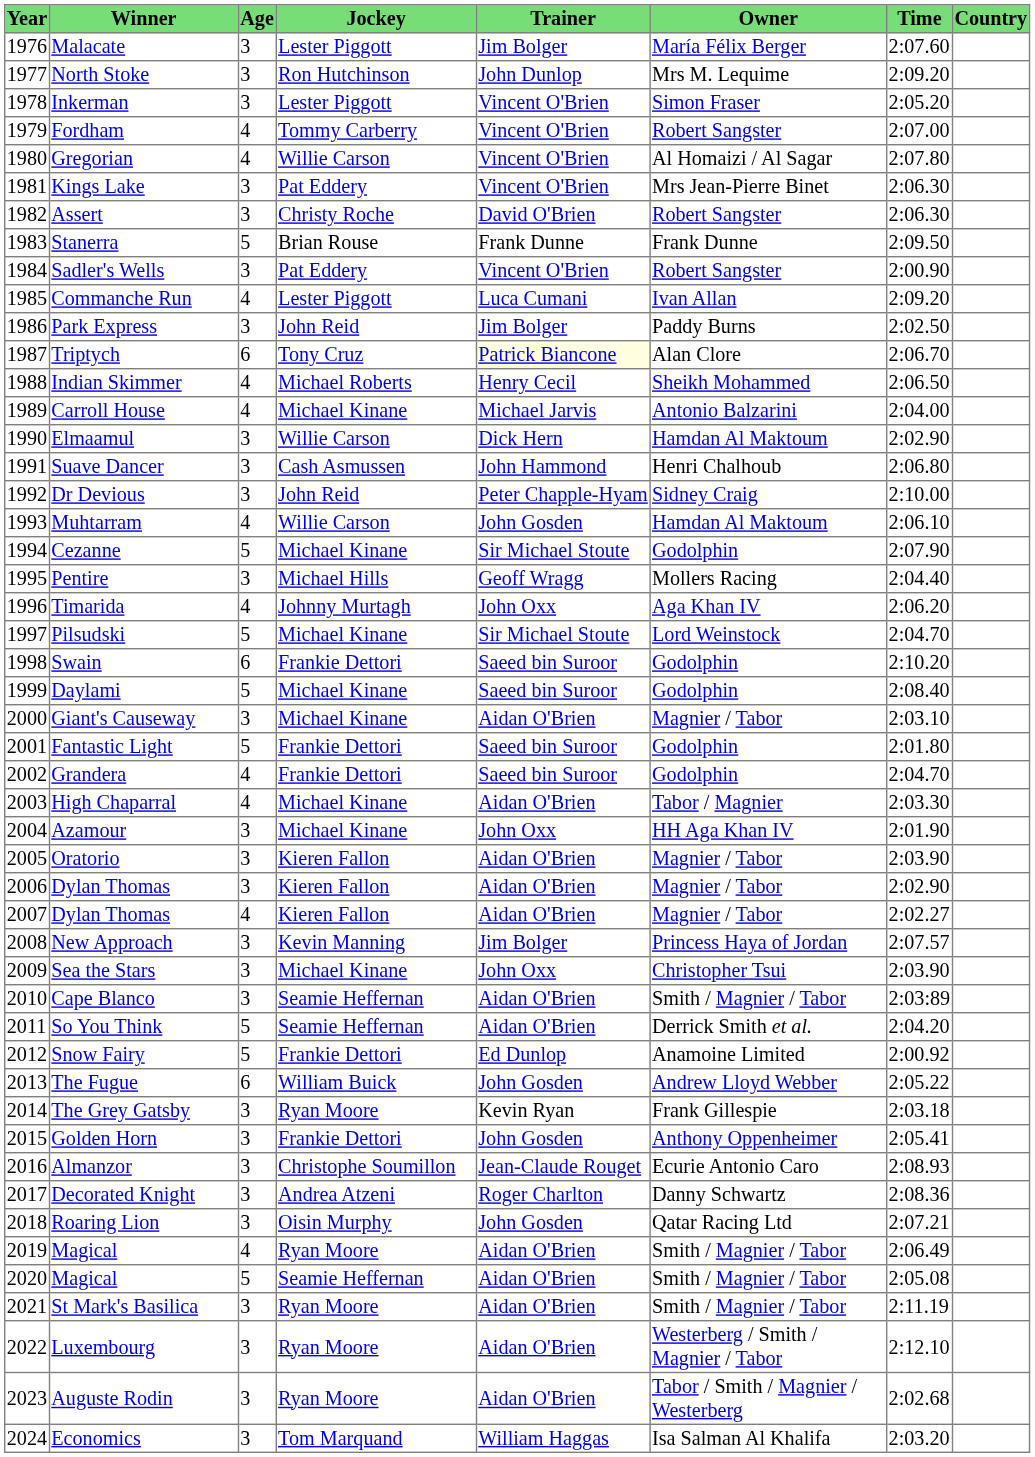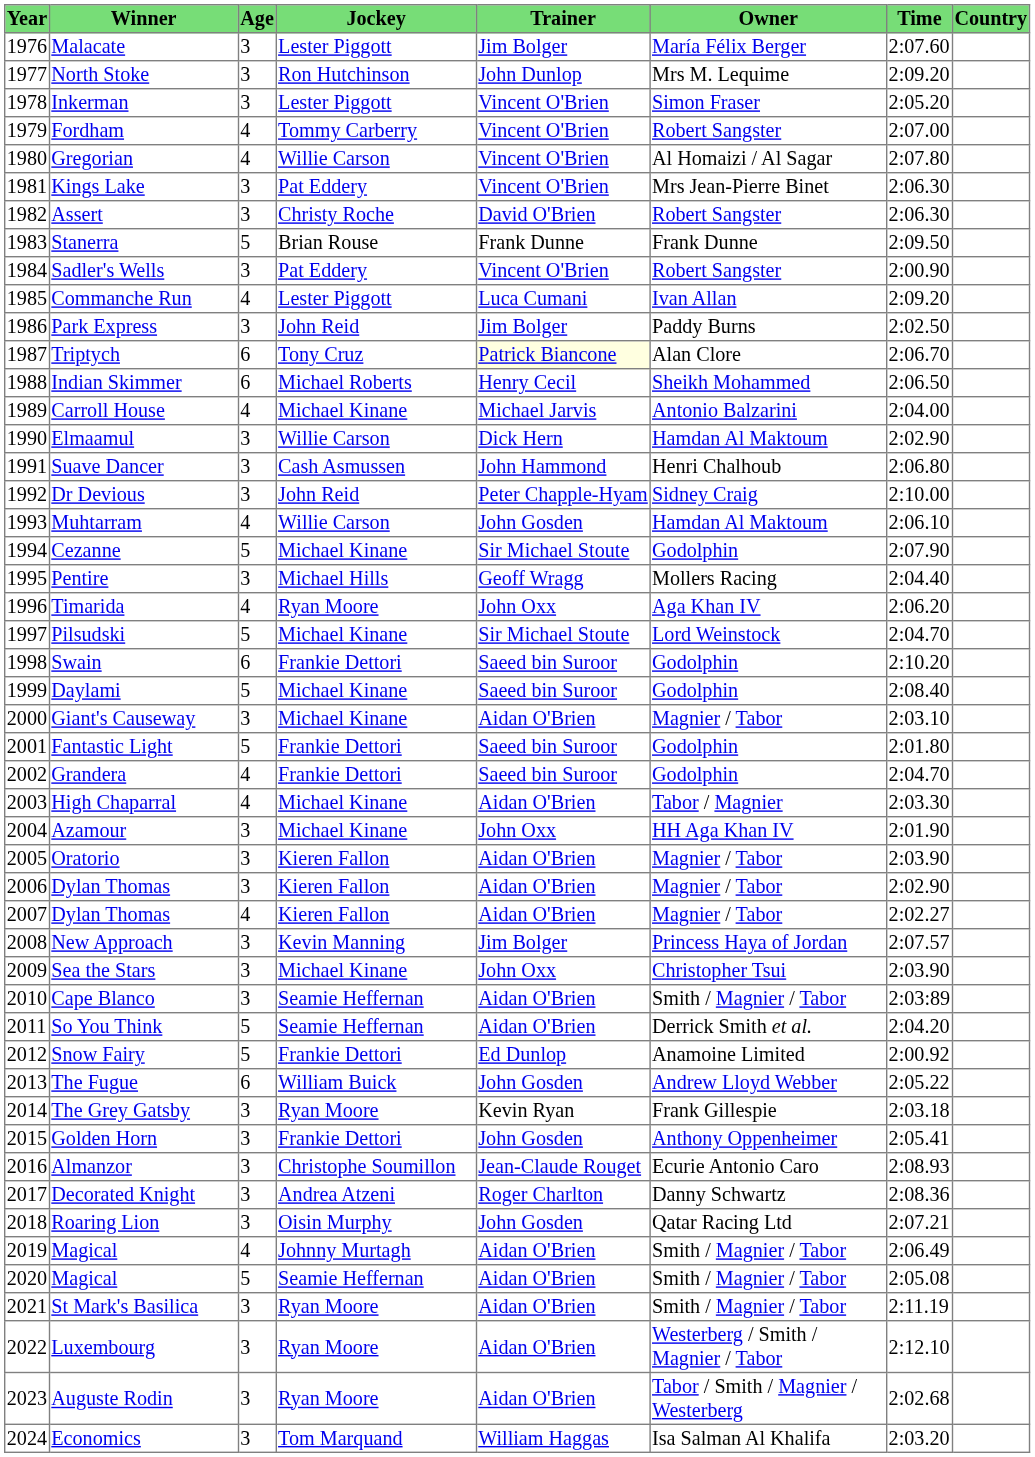(245, 382) 4 -> (245, 382) 6
(344, 606) Johnny Murtagh -> (328, 606) Ryan Moore
(328, 1250) Ryan Moore -> (344, 1250) Johnny Murtagh
